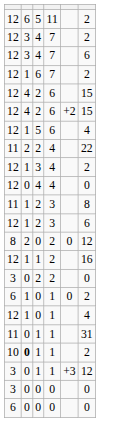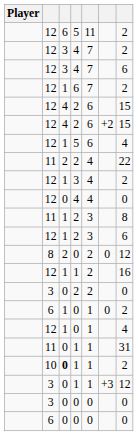+ column: (23, 13)
